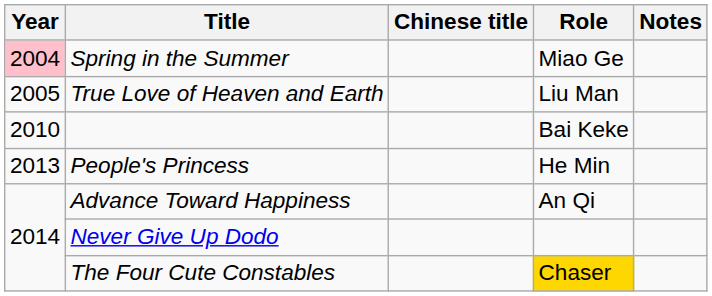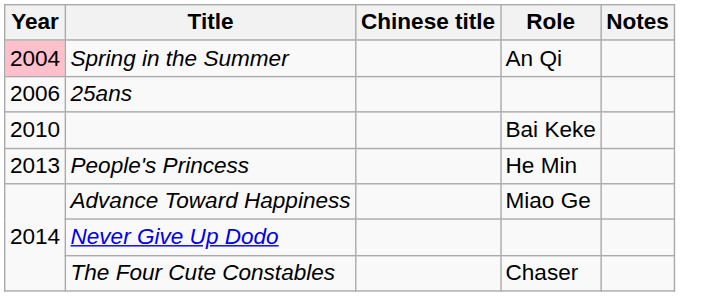(581, 58) Miao Ge -> (534, 58) An Qi
- row: (227, 93)
+ row: (101, 93)
(567, 201) An Qi -> (548, 201) Miao Ge
(575, 272) gold background -> (542, 272) no background
